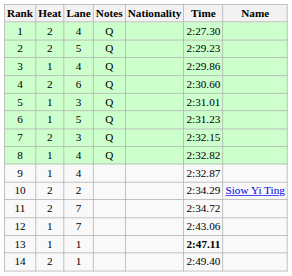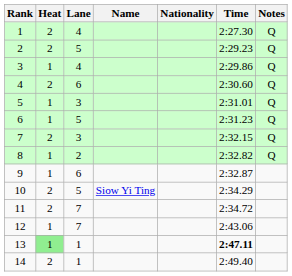columns swapped: (255, 13) <-> (109, 13)
(79, 155) 4 -> (79, 155) 2
(79, 173) 4 -> (79, 173) 6
(79, 191) 2 -> (79, 191) 5
(50, 244) no background -> (50, 244) lightgreen background
